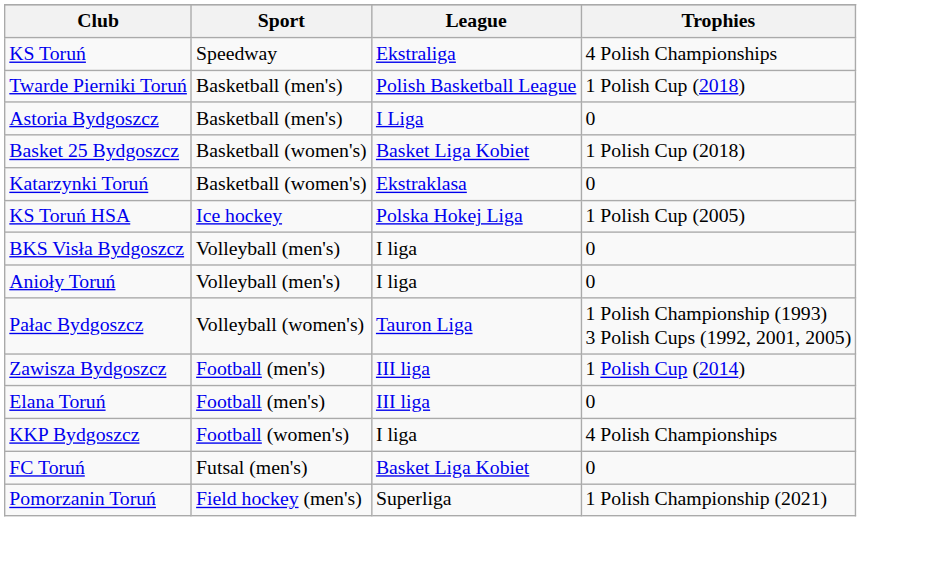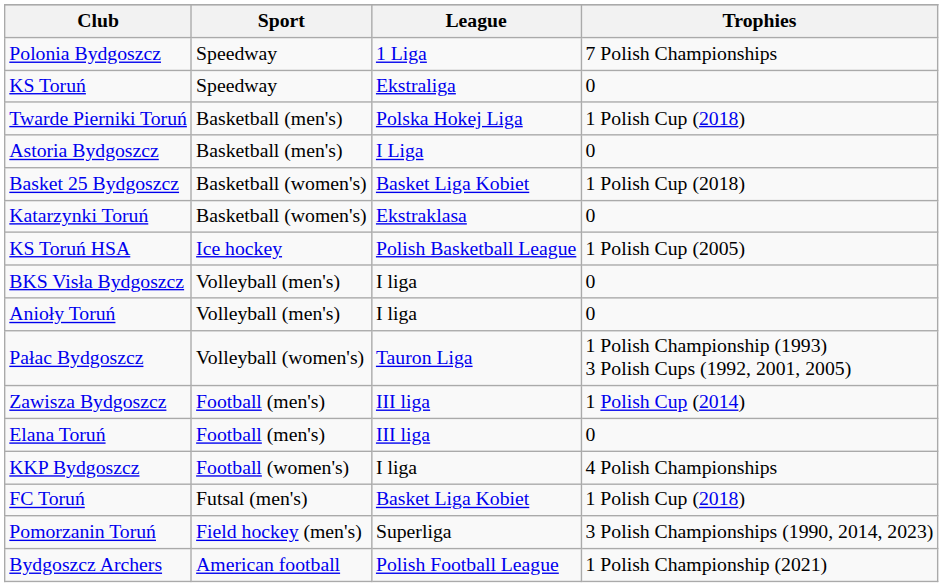+ row: (85, 53)
(681, 53) 4 Polish Championships -> (591, 86) 0
(476, 86) Polish Basketball League -> (449, 118) Polska Hokej Liga
(449, 216) Polska Hokej Liga -> (476, 248) Polish Basketball League
(591, 467) 0 -> (665, 499) 1 Polish Cup (2018)
(706, 499) 1 Polish Championship (2021) -> (759, 532) 3 Polish Championships (1990, 2014, 2023)
+ row: (86, 565)
